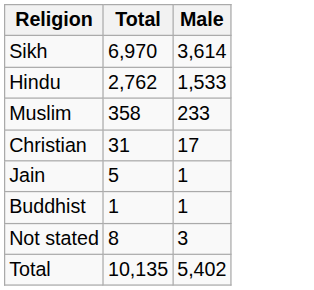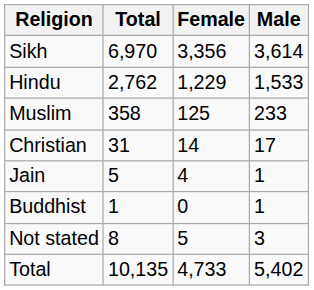+ column: (211, 20)
